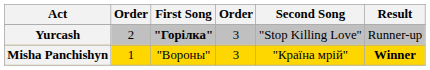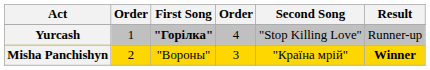(131, 34) 2 -> (131, 34) 1
(236, 34) 3 -> (236, 34) 4
(131, 55) 1 -> (131, 55) 2
